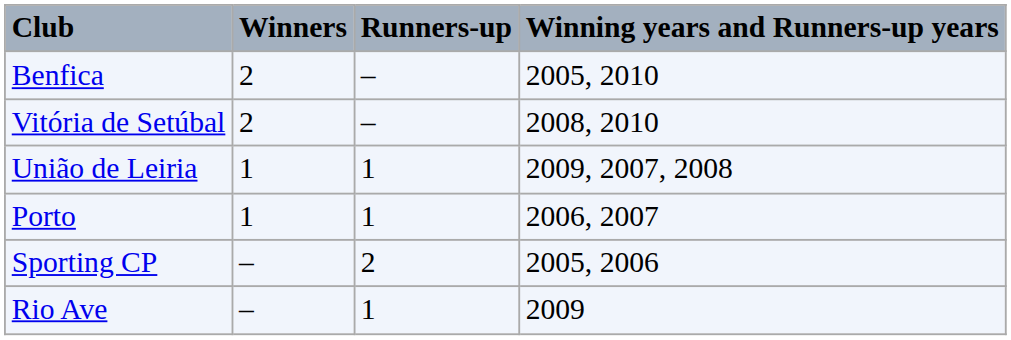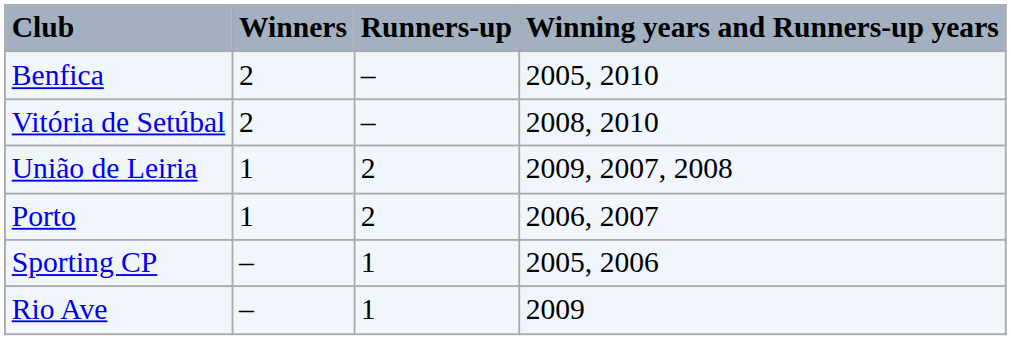(368, 168) 1 -> (368, 168) 2
(368, 215) 1 -> (368, 215) 2
(368, 262) 2 -> (368, 262) 1
